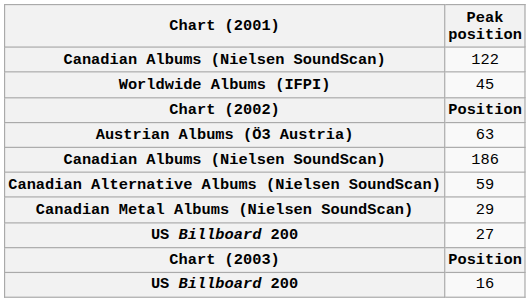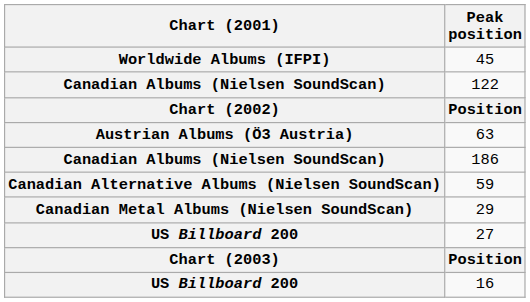rows swapped: (485, 60) <-> (485, 85)
